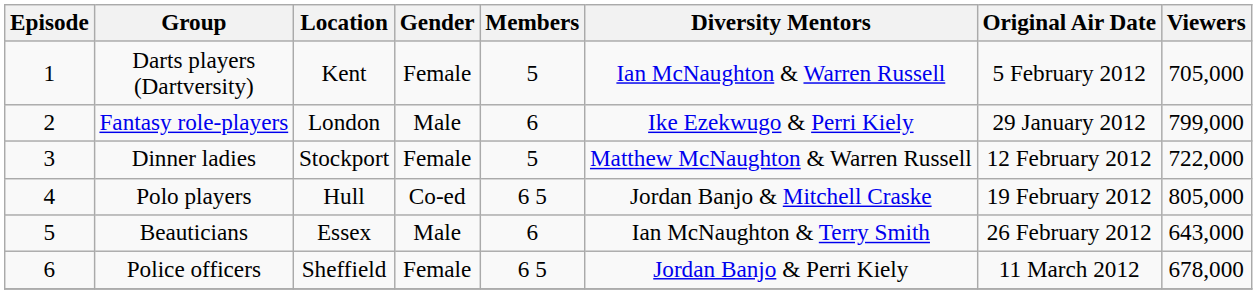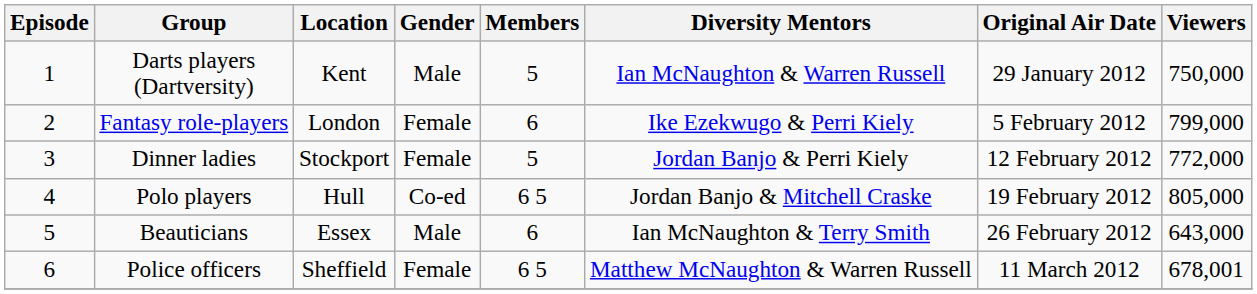(437, 72) Female -> (437, 72) Male
(1069, 72) 5 February 2012 -> (1069, 72) 29 January 2012
(1206, 72) 705,000 -> (1206, 72) 750,000
(437, 122) Male -> (437, 122) Female
(1069, 122) 29 January 2012 -> (1069, 122) 5 February 2012
(781, 159) Matthew McNaughton & Warren Russell -> (781, 159) Jordan Banjo & Perri Kiely
(1206, 159) 722,000 -> (1206, 159) 772,000
(781, 269) Jordan Banjo & Perri Kiely -> (781, 269) Matthew McNaughton & Warren Russell
(1206, 269) 678,000 -> (1206, 269) 678,001
